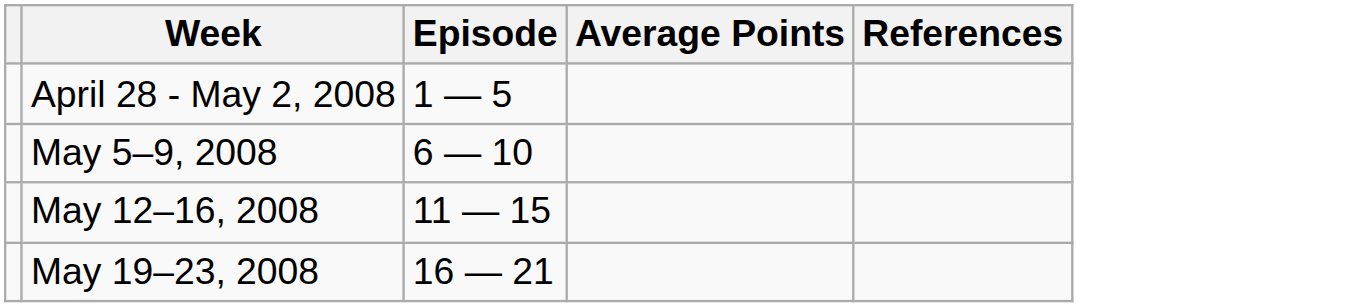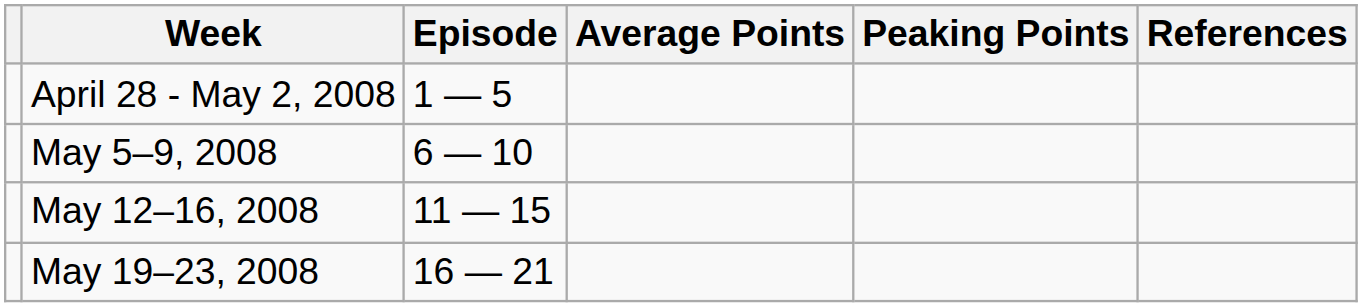+ column: (996, 34)
